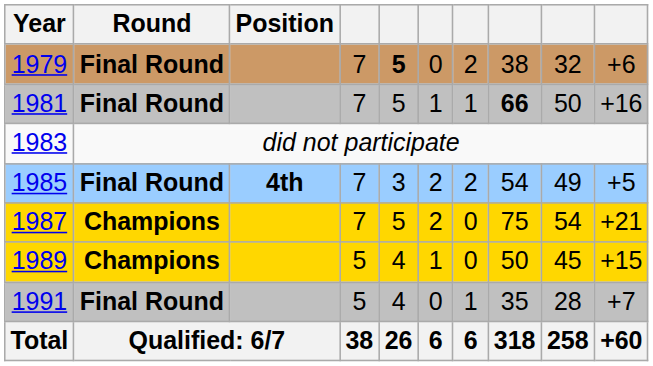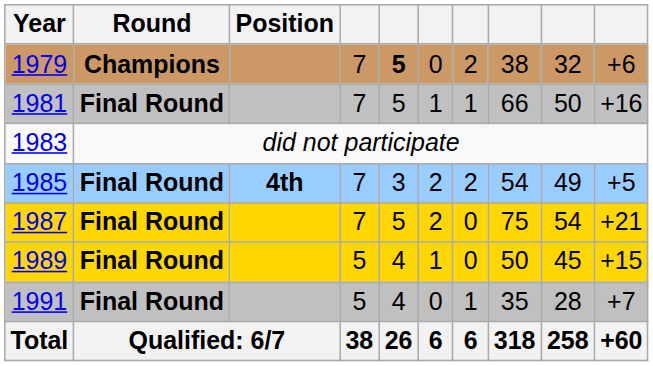(152, 63) Final Round -> (152, 63) Champions
(515, 103) bold -> (515, 103) normal
(152, 222) Champions -> (152, 222) Final Round
(152, 261) Champions -> (152, 261) Final Round
